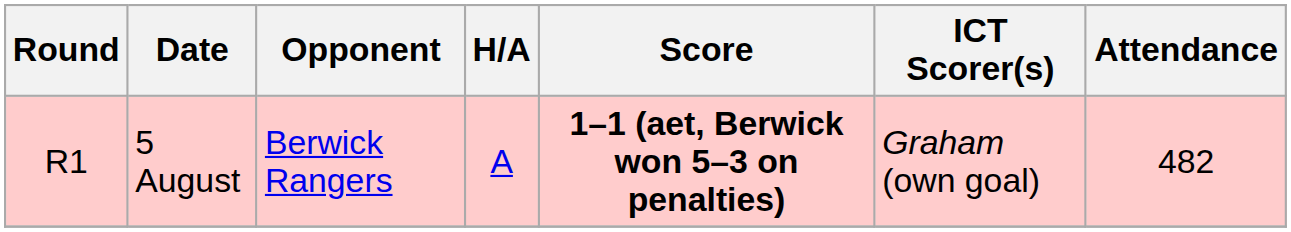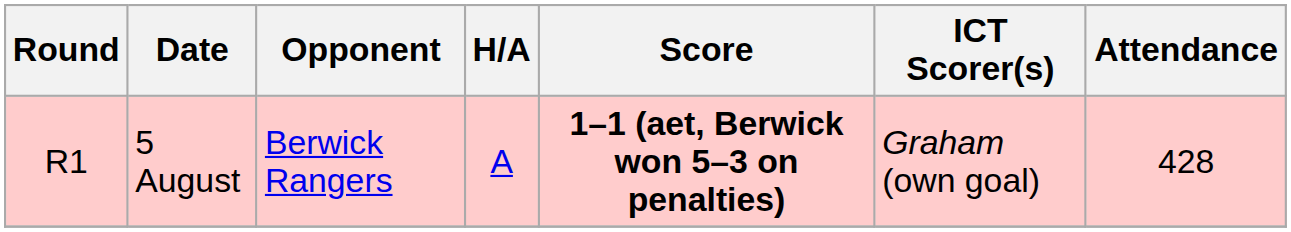(1186, 160) 482 -> (1186, 160) 428
